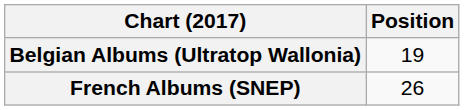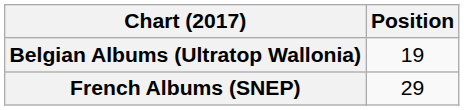(413, 88) 26 -> (413, 88) 29
